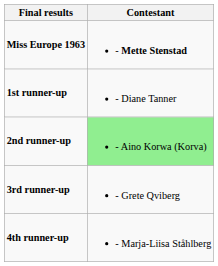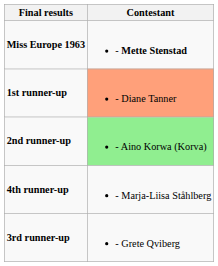(150, 99) no background -> (150, 99) lightsalmon background
rows swapped: (38, 189) <-> (38, 237)
